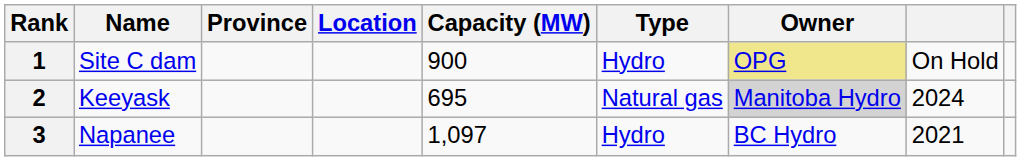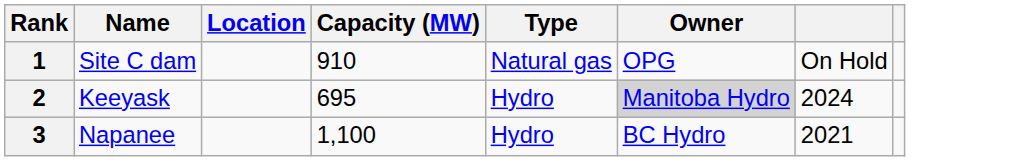- column: (257, 23)
(447, 60) 900 -> (336, 60) 910
(633, 60) Hydro -> (551, 60) Natural gas
(760, 60) khaki background -> (649, 60) no background
(662, 98) Natural gas -> (522, 98) Hydro
(457, 135) 1,097 -> (346, 135) 1,100
